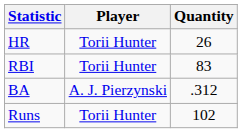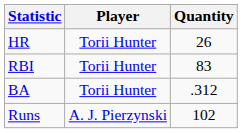(118, 90) A. J. Pierzynski -> (118, 90) Torii Hunter
(118, 115) Torii Hunter -> (118, 115) A. J. Pierzynski
